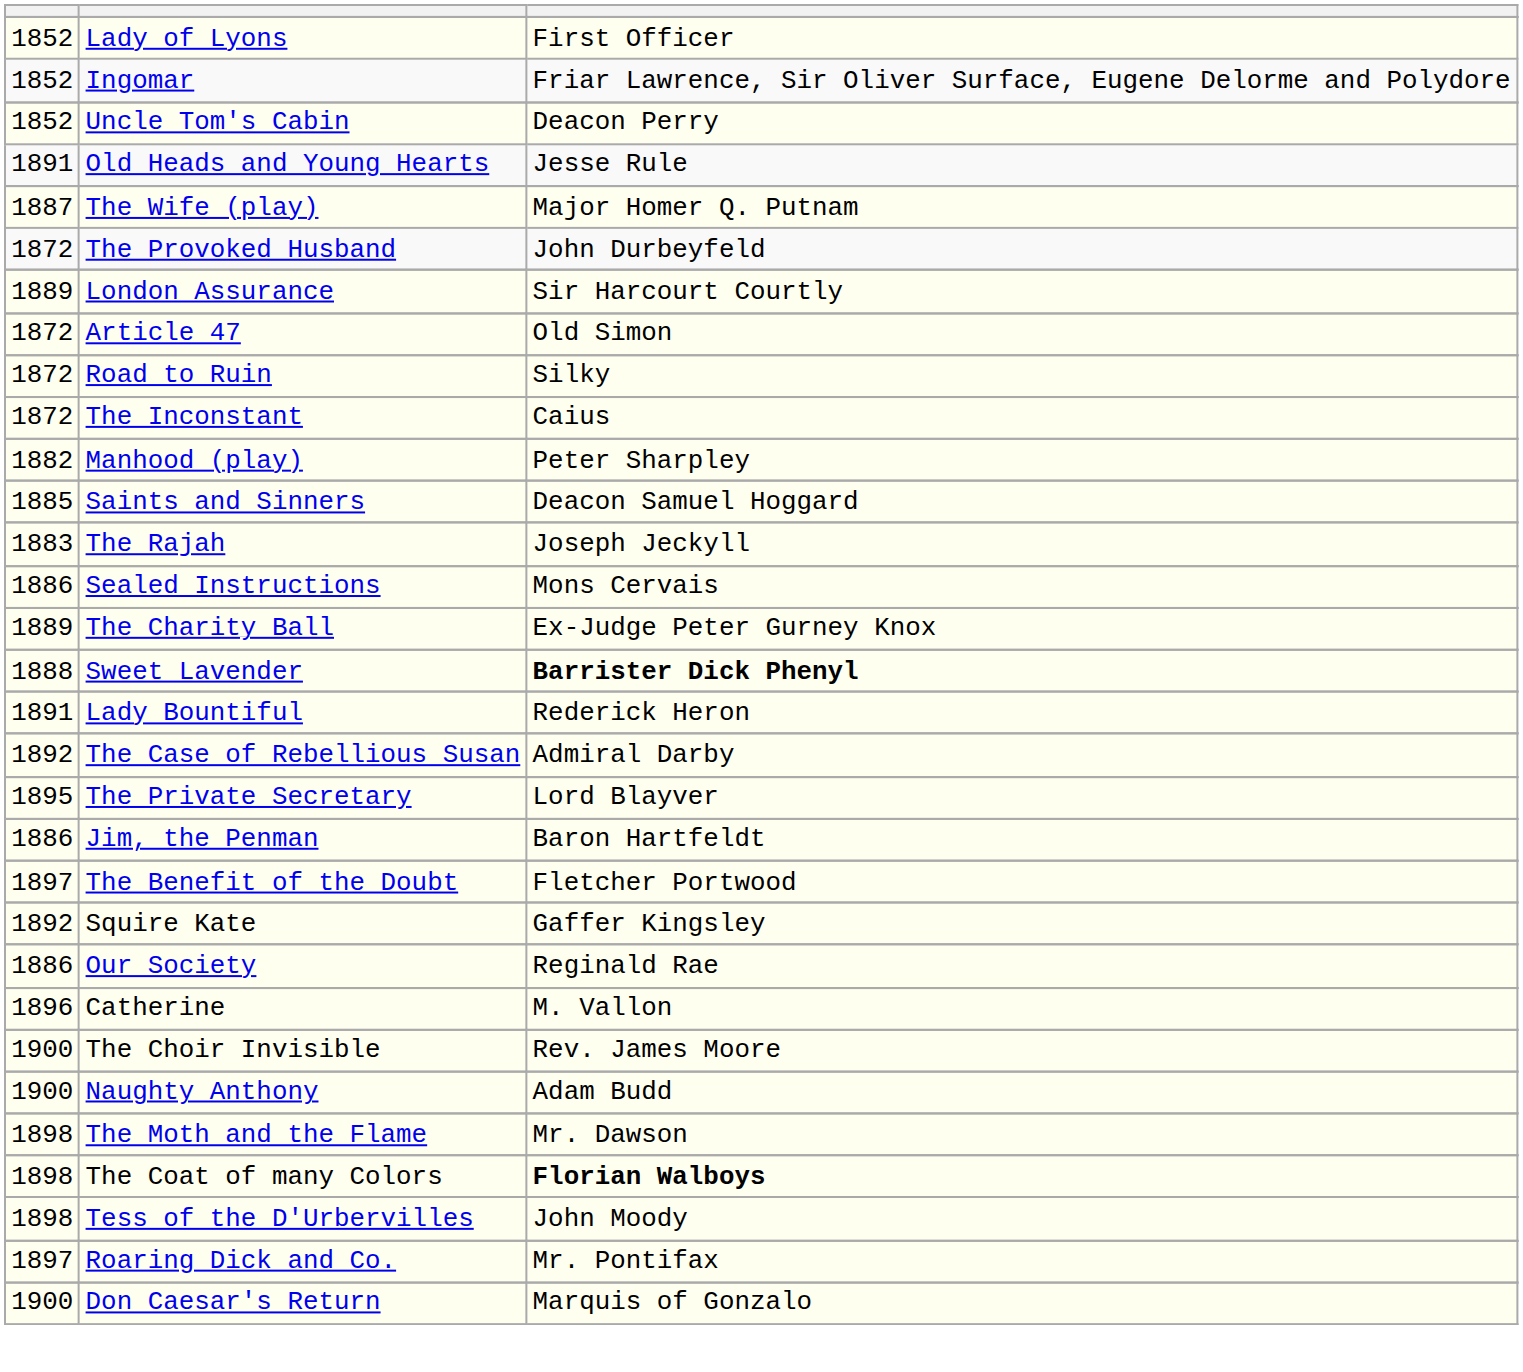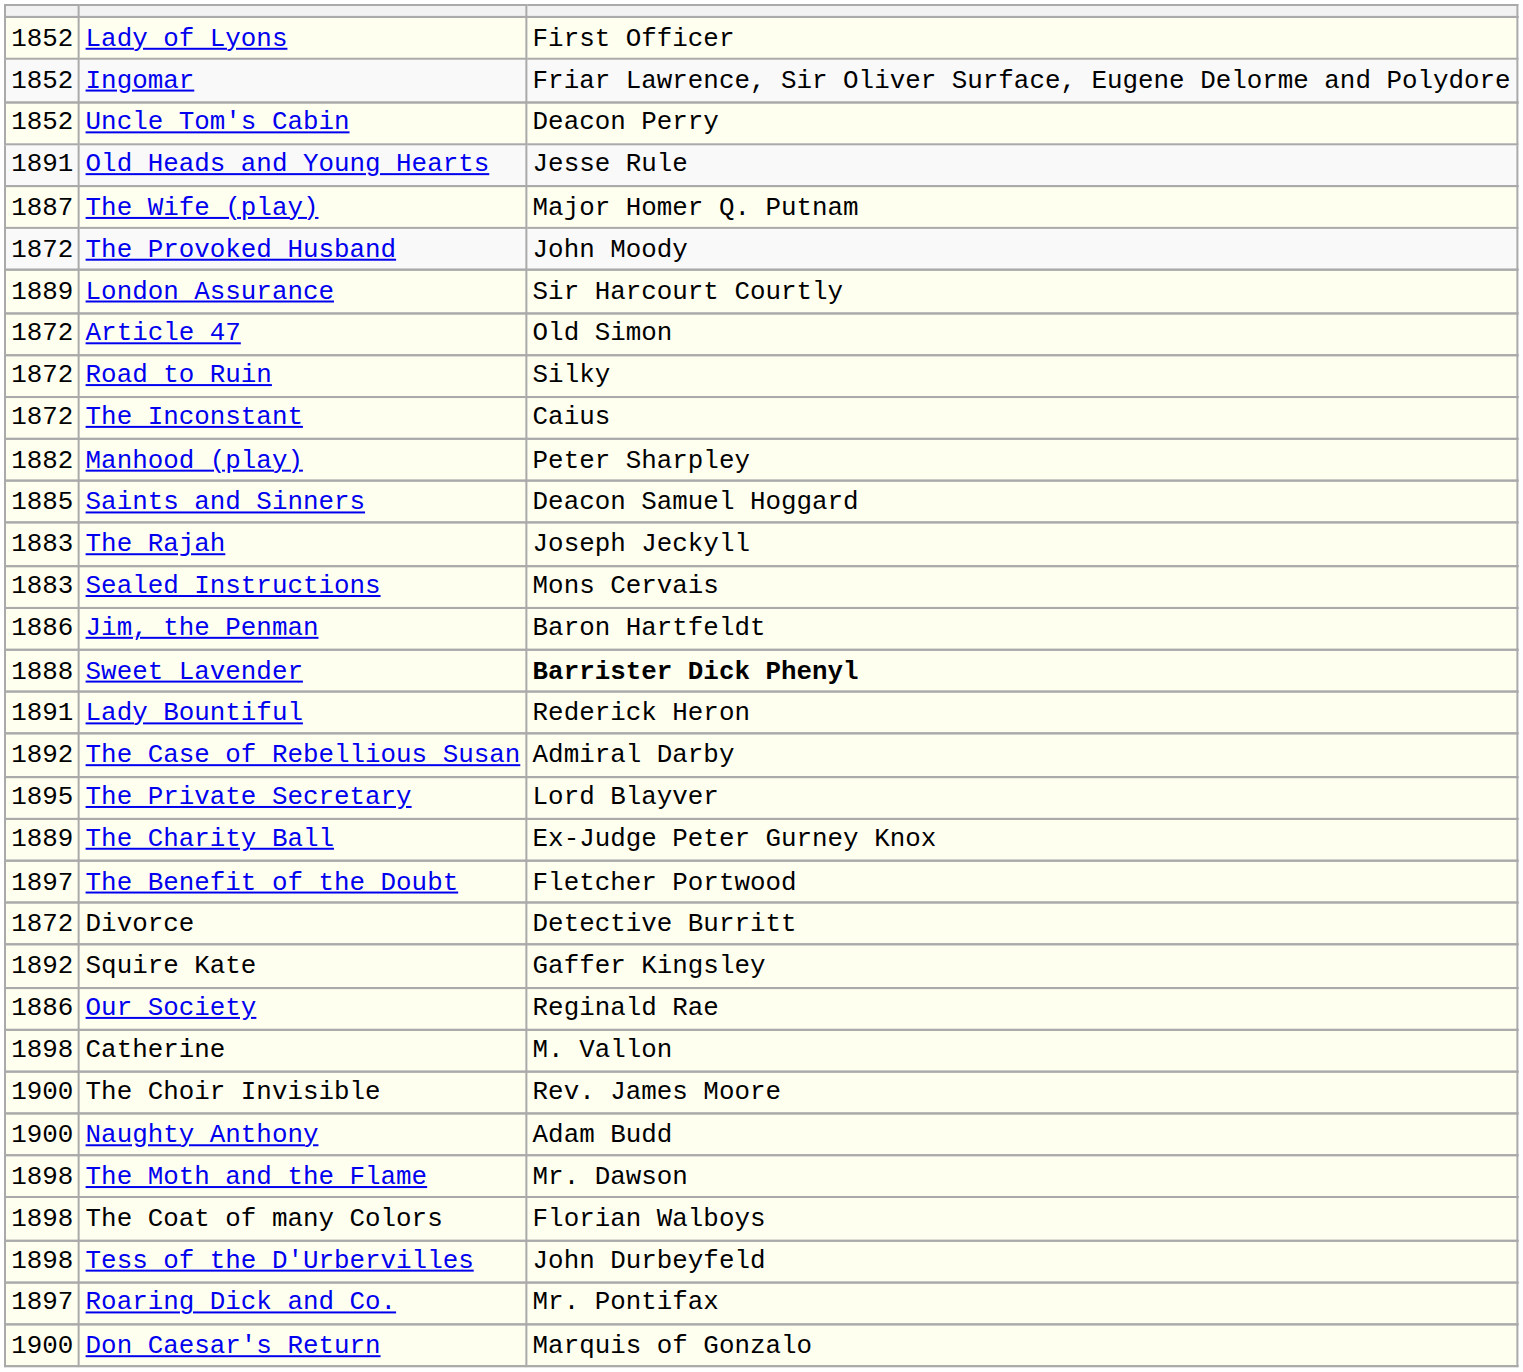(649, 249) John Durbeyfeld -> (610, 249) John Moody
(42, 587) 1886 -> (42, 587) 1883
rows swapped: (210, 629) <-> (202, 839)
+ row: (140, 924)
(42, 1008) 1896 -> (42, 1050) 1898
(649, 1177) bold -> (649, 1219) normal
(610, 1219) John Moody -> (649, 1261) John Durbeyfeld
